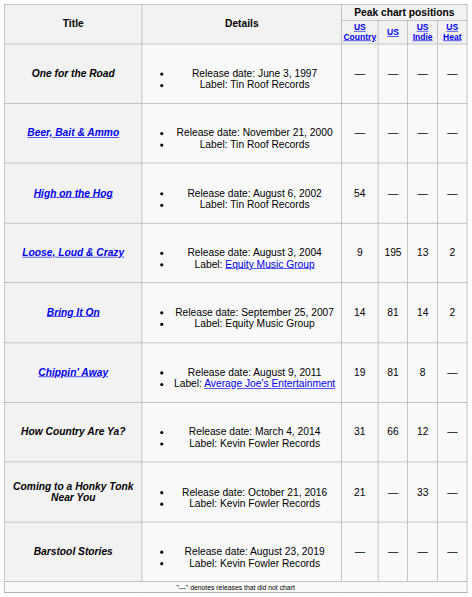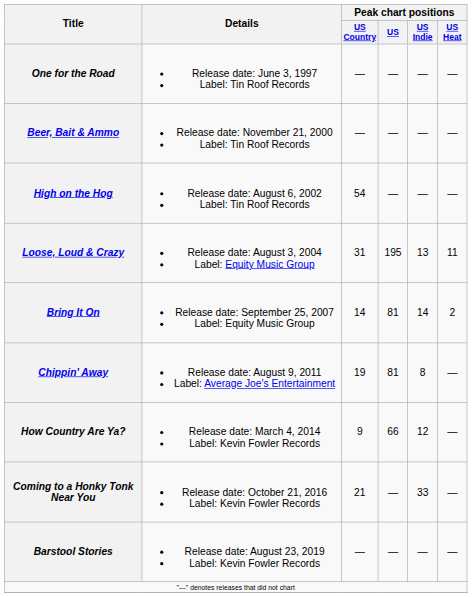(360, 253) 9 -> (360, 253) 31
(452, 253) 2 -> (452, 253) 11
(360, 432) 31 -> (360, 432) 9
